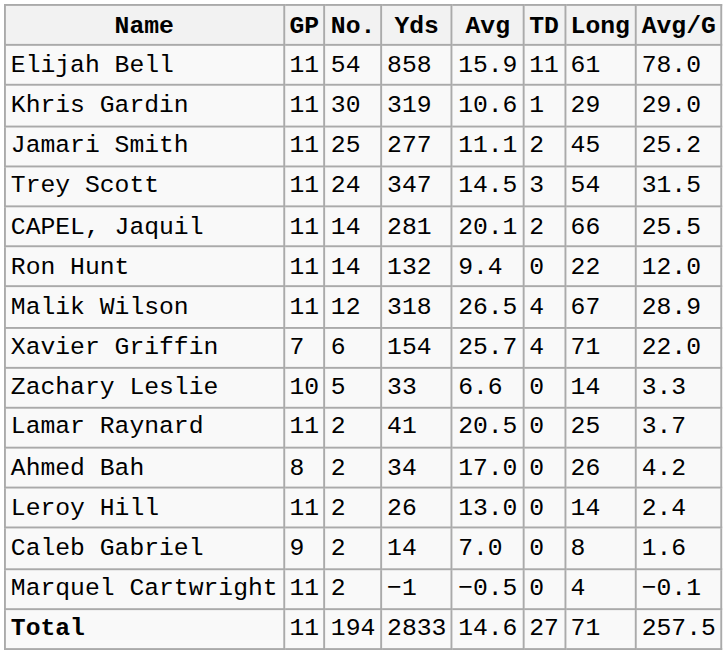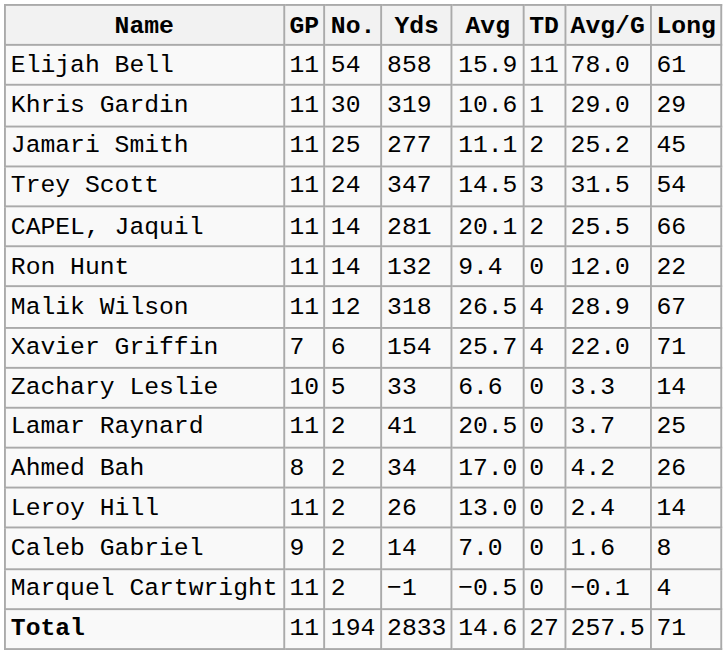columns swapped: (600, 25) <-> (679, 25)
